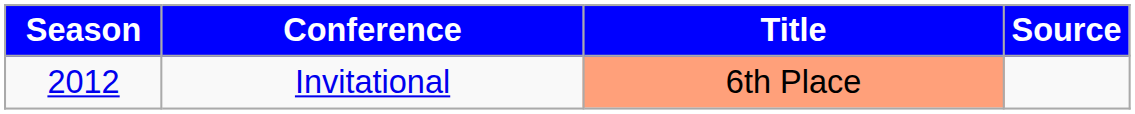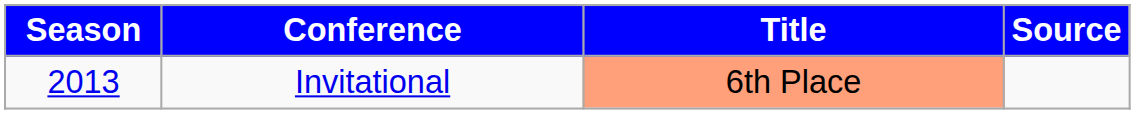(84, 81) 2012 -> (84, 81) 2013
